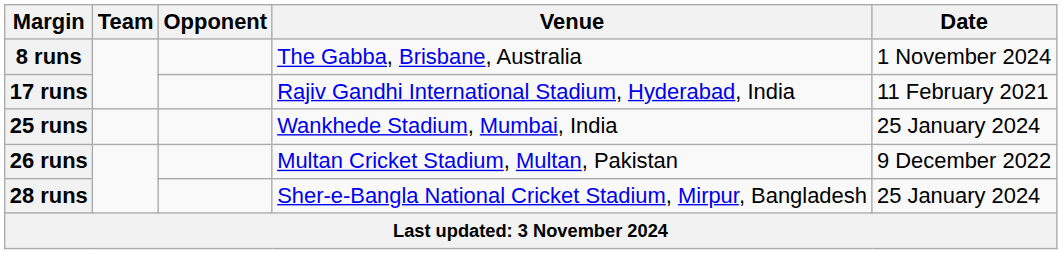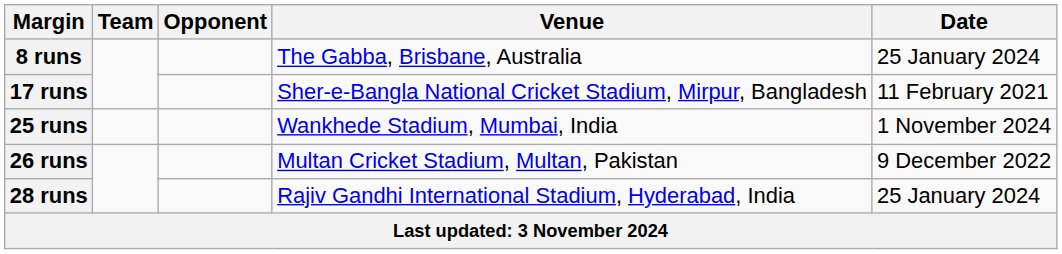(964, 56) 1 November 2024 -> (959, 56) 25 January 2024
(536, 91) Rajiv Gandhi International Stadium, Hyderabad, India -> (572, 91) Sher-e-Bangla National Cricket Stadium, Mirpur, Bangladesh
(959, 126) 25 January 2024 -> (964, 126) 1 November 2024
(572, 195) Sher-e-Bangla National Cricket Stadium, Mirpur, Bangladesh -> (536, 195) Rajiv Gandhi International Stadium, Hyderabad, India
